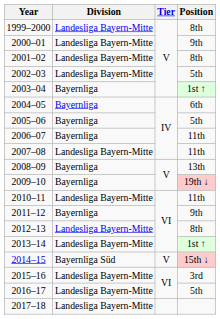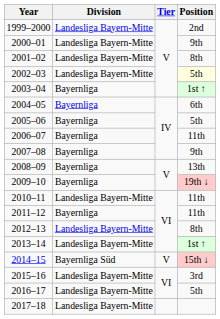(196, 27) 8th -> (196, 27) 2nd
(196, 74) no background -> (196, 74) lightyellow background
(104, 151) Landesliga Bayern-Mitte -> (76, 151) Bayernliga
(196, 151) 11th -> (196, 151) 9th
(196, 213) 9th -> (196, 213) 11th
